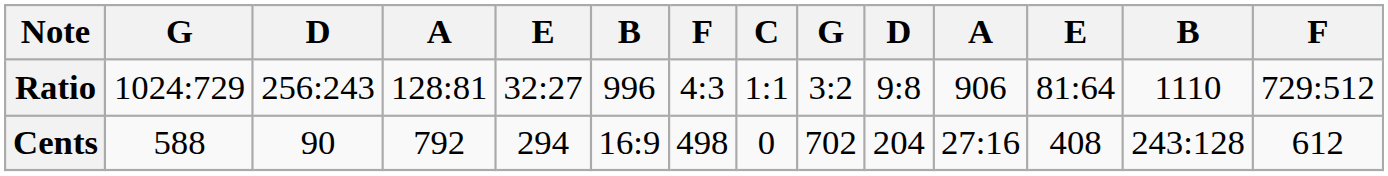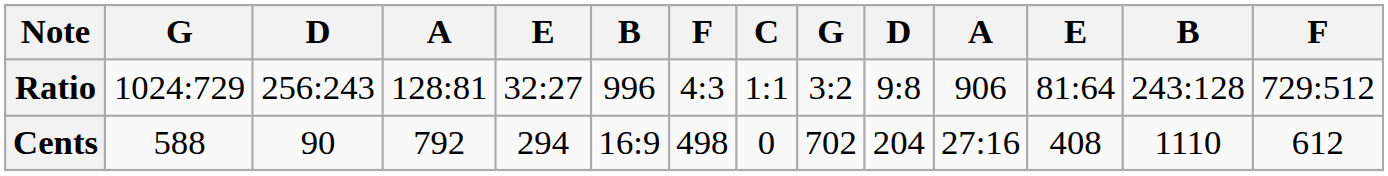(1188, 87) 1110 -> (1188, 87) 243:128
(1188, 142) 243:128 -> (1188, 142) 1110
